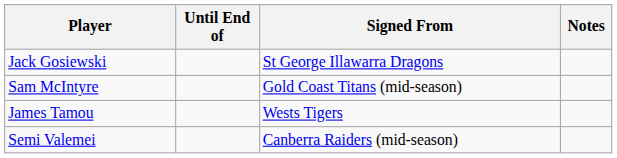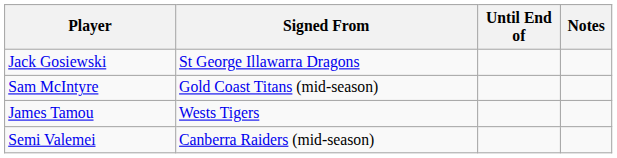columns swapped: (410, 27) <-> (217, 27)
